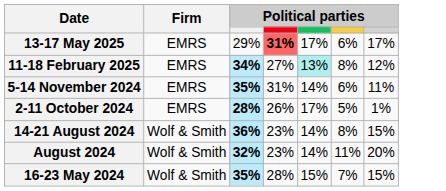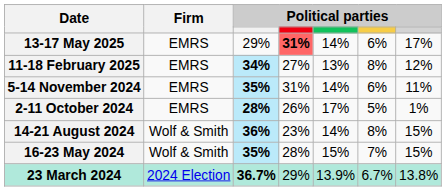(314, 44) 17% -> (336, 44) 14%
(314, 65) paleturquoise background -> (336, 65) no background
- row: (74, 153)
+ row: (74, 175)
